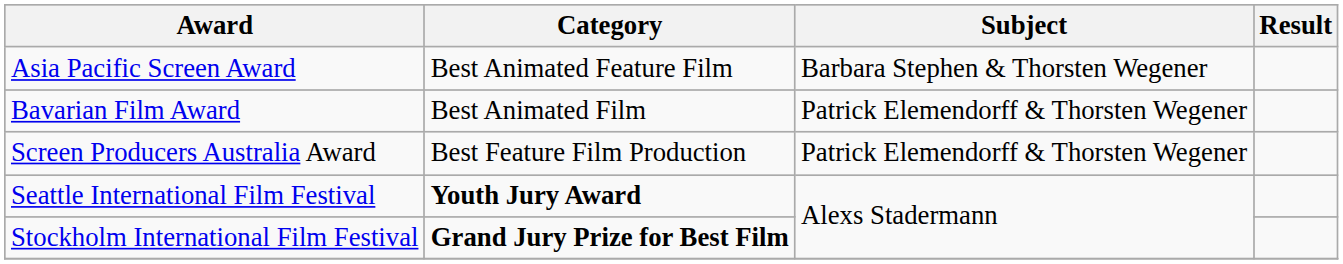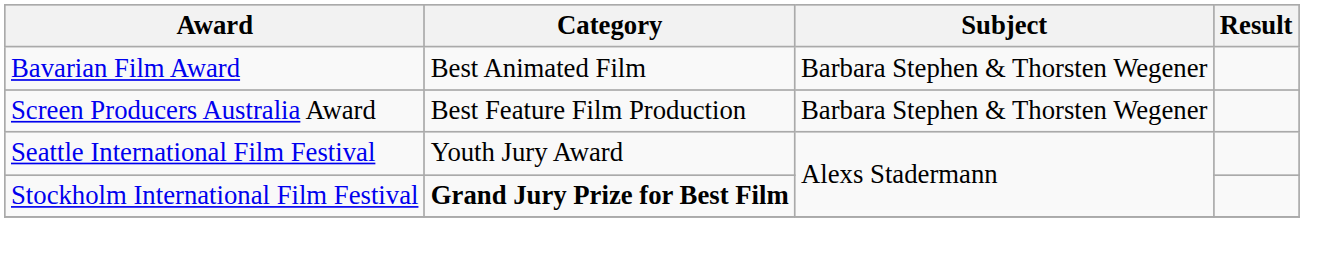- row: (153, 68)
(1024, 110) Patrick Elemendorff & Thorsten Wegener -> (1004, 68) Barbara Stephen & Thorsten Wegener
(1024, 152) Patrick Elemendorff & Thorsten Wegener -> (1004, 110) Barbara Stephen & Thorsten Wegener
(536, 195) bold -> (527, 152) normal
